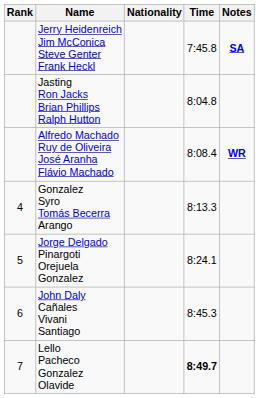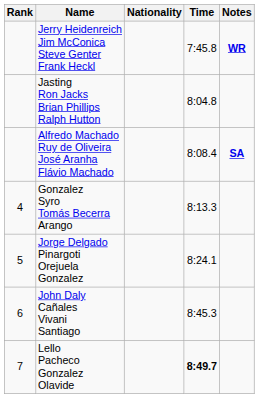(237, 48) SA -> (237, 48) WR
(237, 154) WR -> (237, 154) SA
